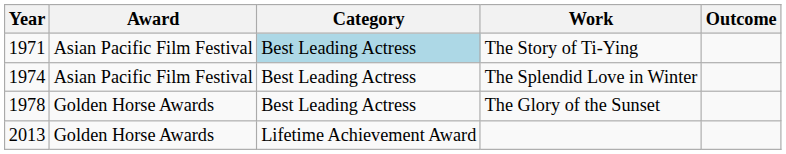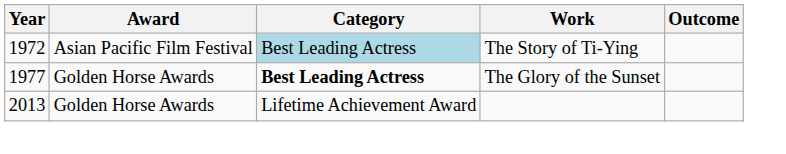(27, 47) 1971 -> (27, 47) 1972
- row: (591, 76)
(27, 105) 1978 -> (27, 76) 1977
(339, 105) normal -> (343, 76) bold
